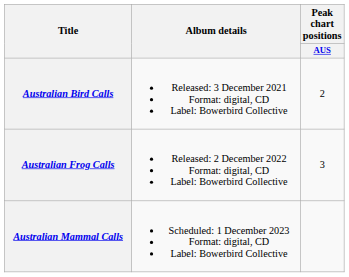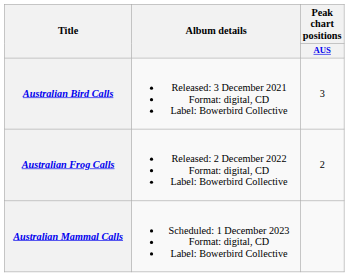(322, 93) 2 -> (322, 93) 3
(322, 165) 3 -> (322, 165) 2
